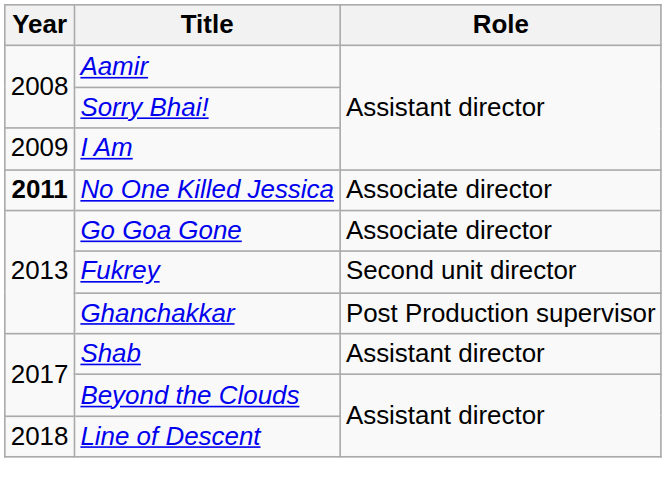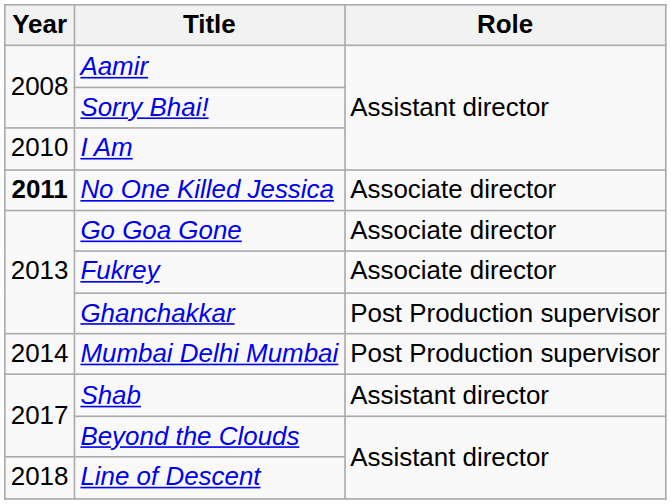(40, 148) 2009 -> (40, 148) 2010
(461, 271) Second unit director -> (453, 271) Associate director
+ row: (209, 353)
